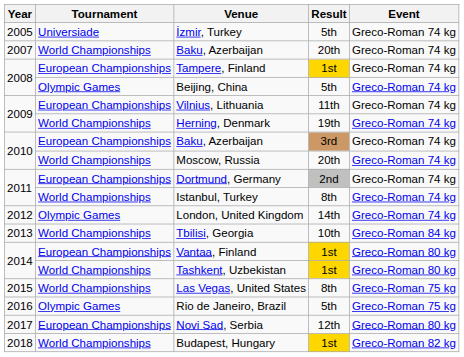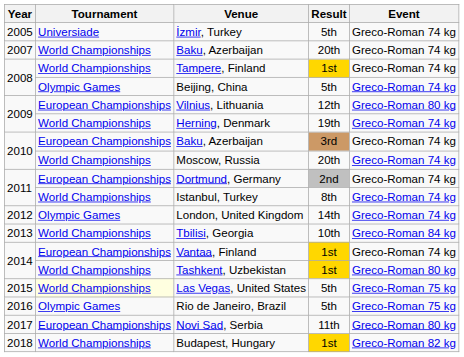(105, 69) European Championships -> (94, 69) World Championships
(329, 105) 11th -> (329, 105) 12th
(404, 105) Greco-Roman 74 kg -> (404, 105) Greco-Roman 80 kg
(404, 251) Greco-Roman 80 kg -> (404, 251) Greco-Roman 74 kg
(94, 288) no background -> (94, 288) lightyellow background
(329, 288) 8th -> (329, 288) 5th
(329, 325) 12th -> (329, 325) 11th
